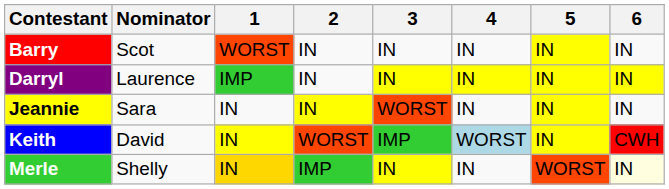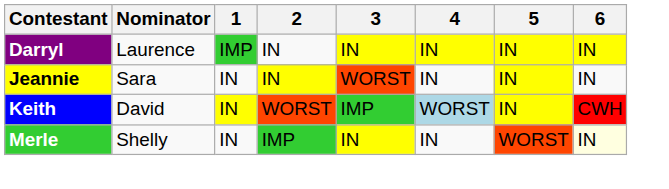- row: (34, 49)
(229, 169) gold background -> (229, 139) no background
